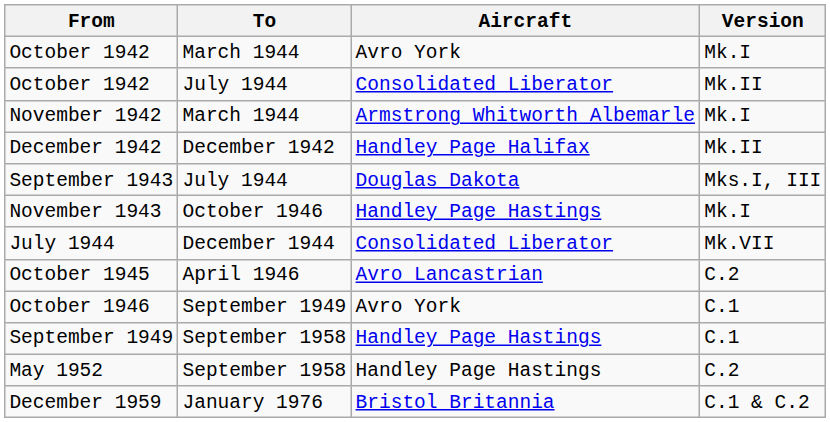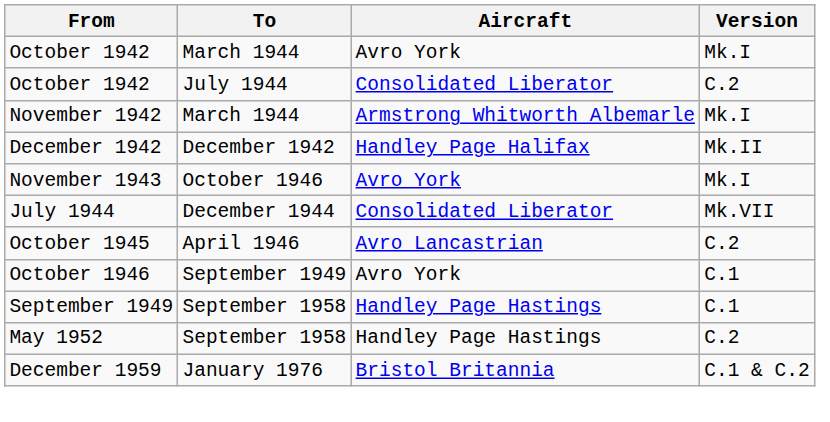(734, 84) Mk.II -> (722, 84) C.2
- row: (91, 180)
(478, 211) Handley Page Hastings -> (408, 180) Avro York
